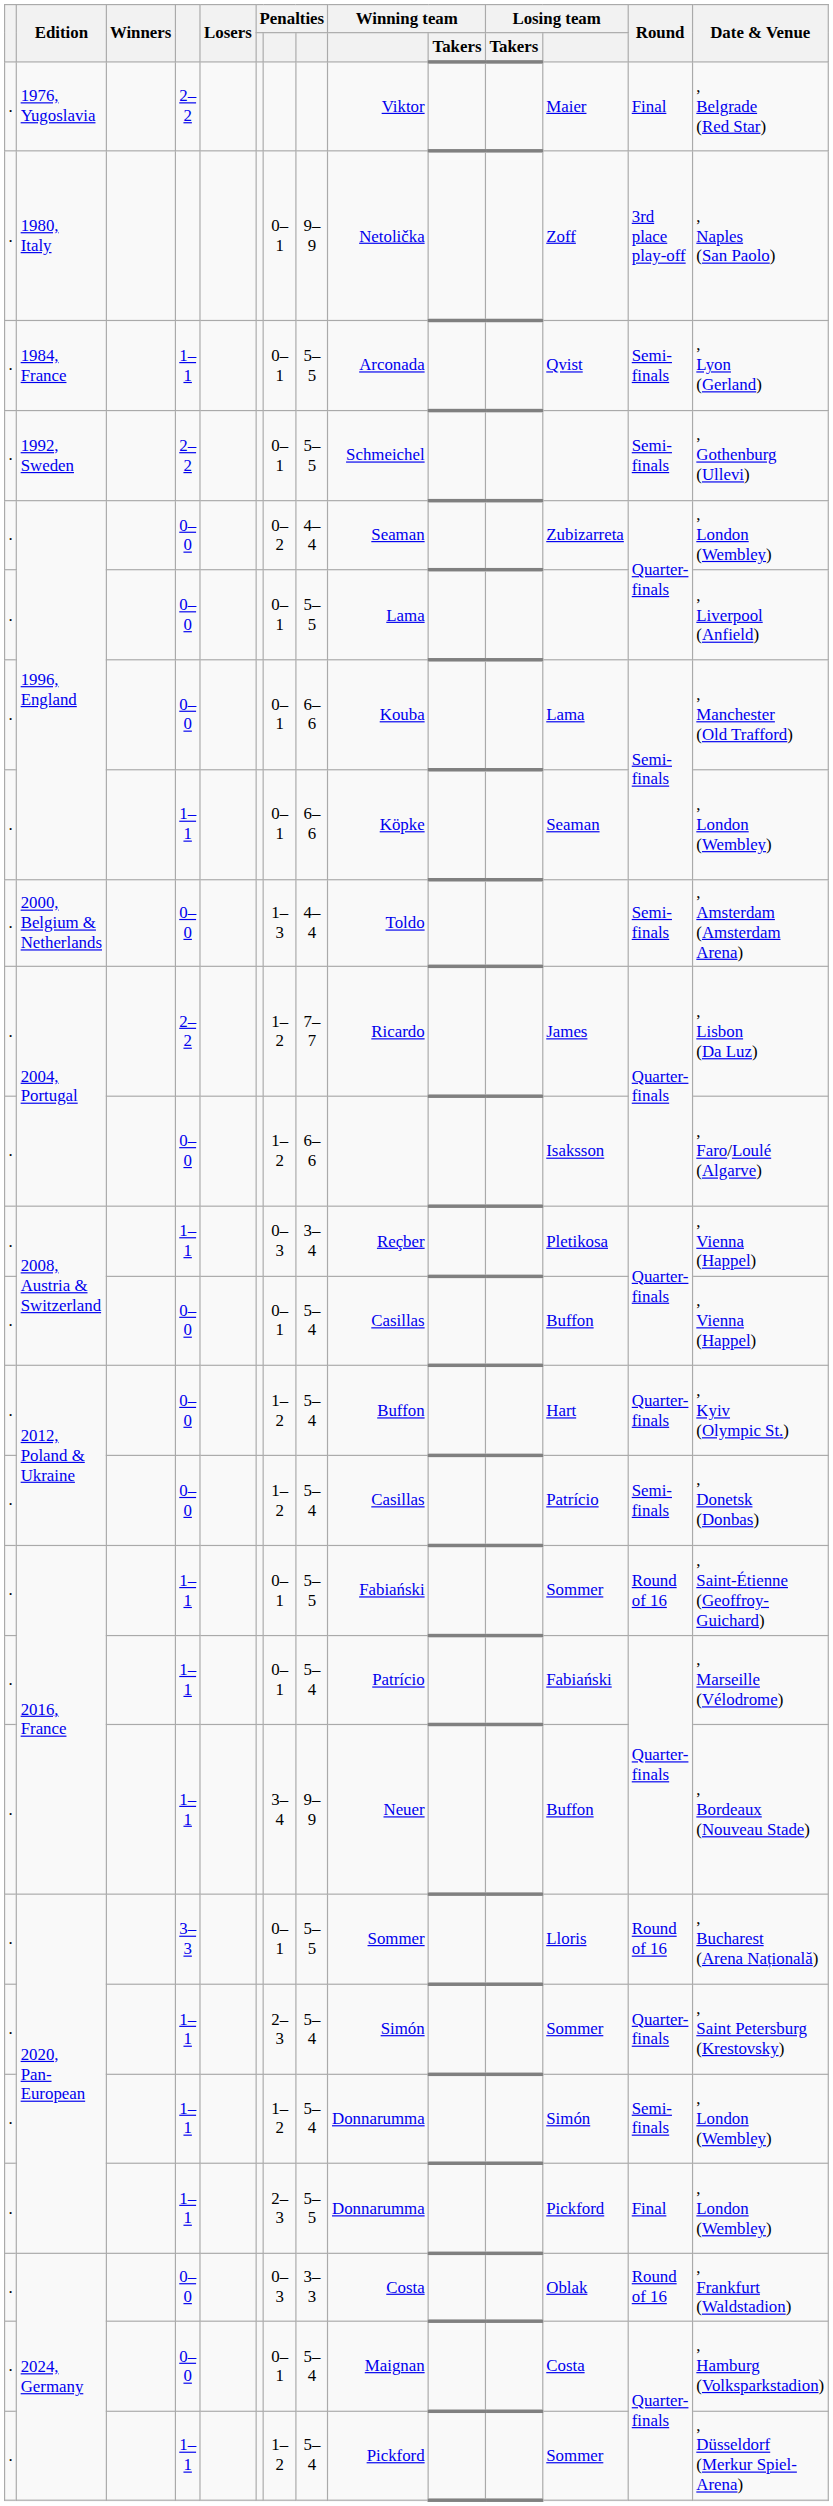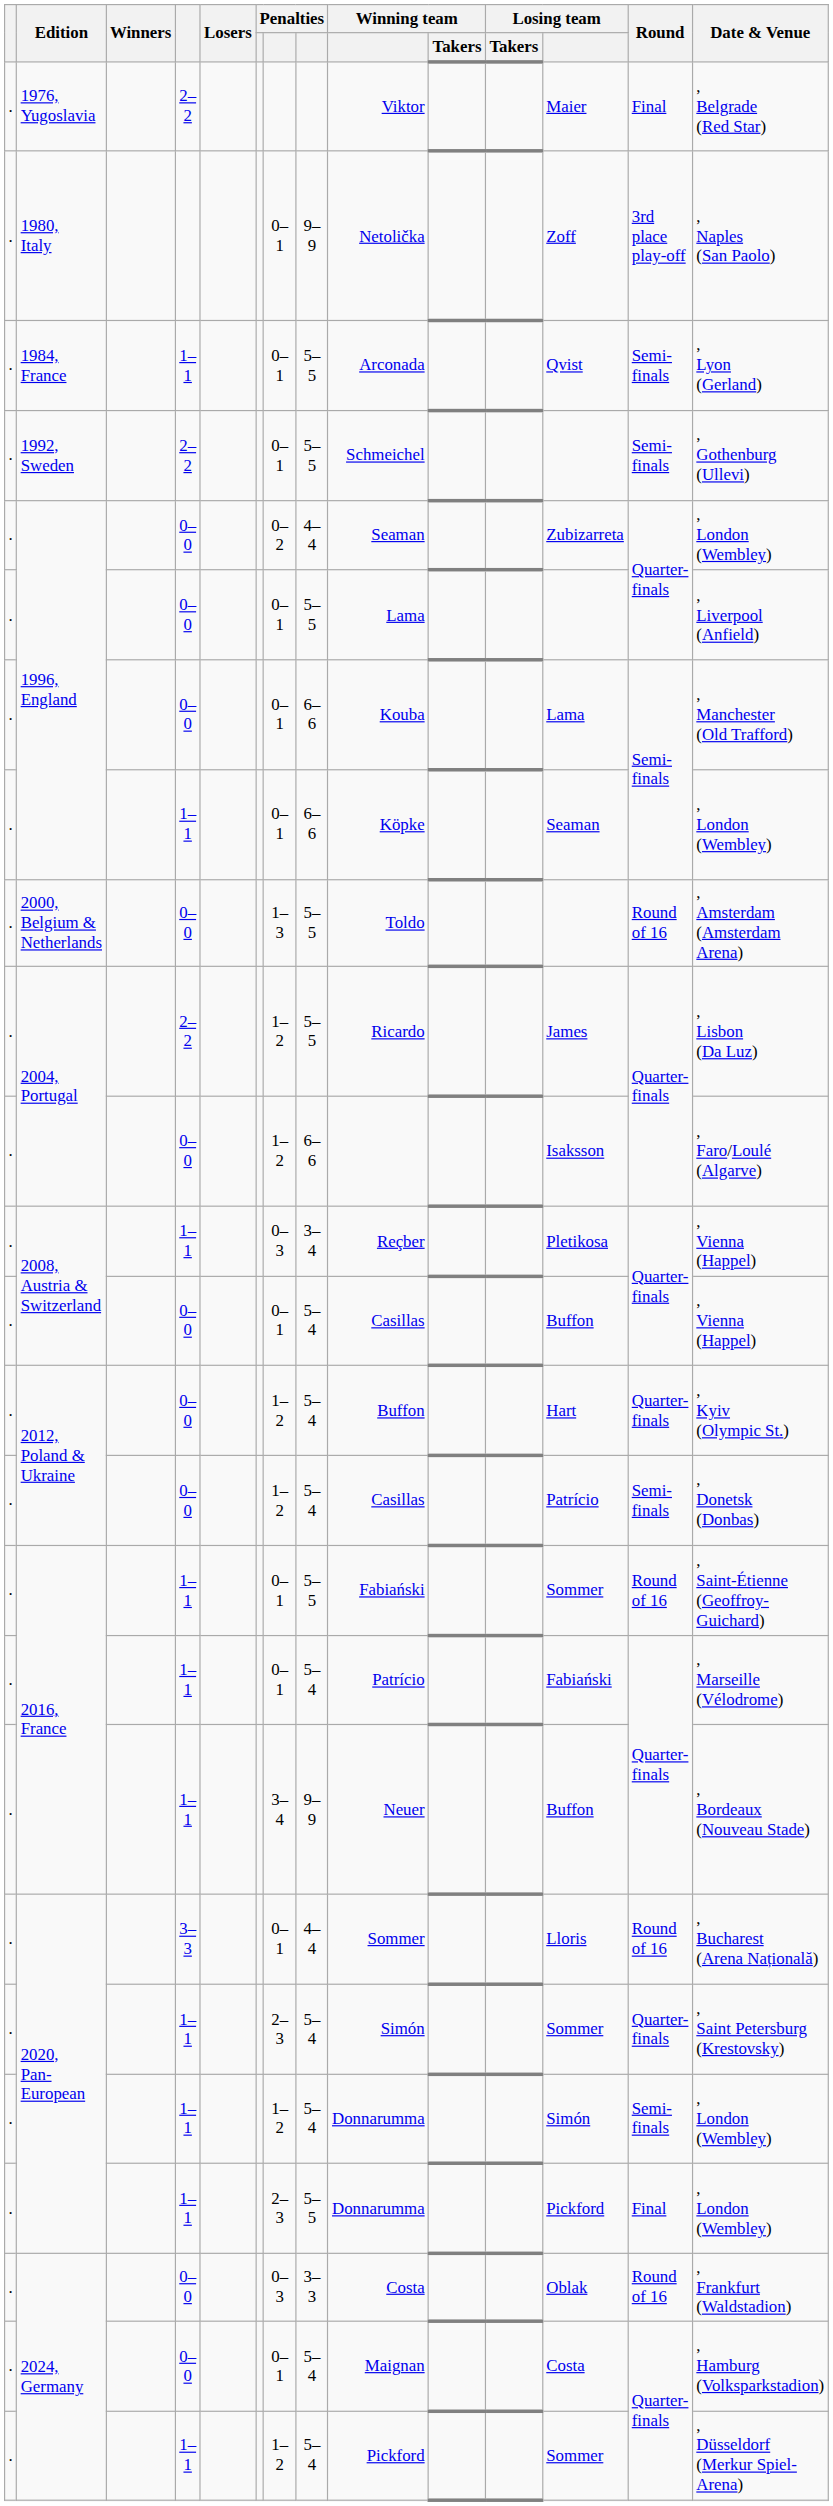(312, 923) 4–4 -> (312, 923) 5–5
(652, 923) Semi-finals -> (654, 923) Round of 16
(312, 1031) 7–7 -> (312, 1031) 5–5
(312, 1939) 5–5 -> (312, 1939) 4–4
